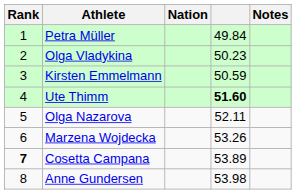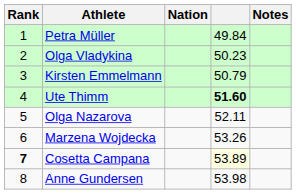(230, 76) 50.59 -> (230, 76) 50.79
(230, 158) no background -> (230, 158) lightyellow background
